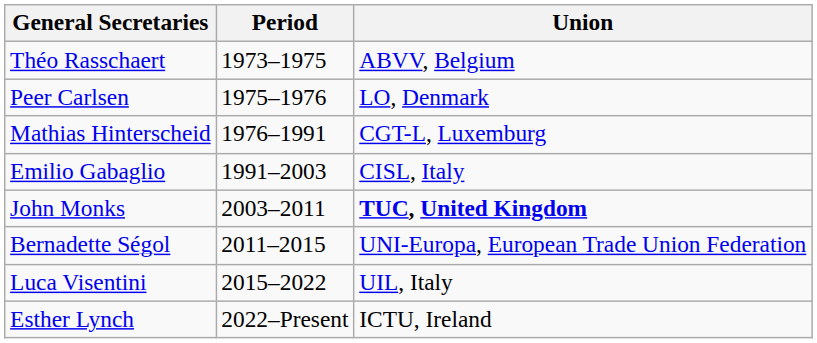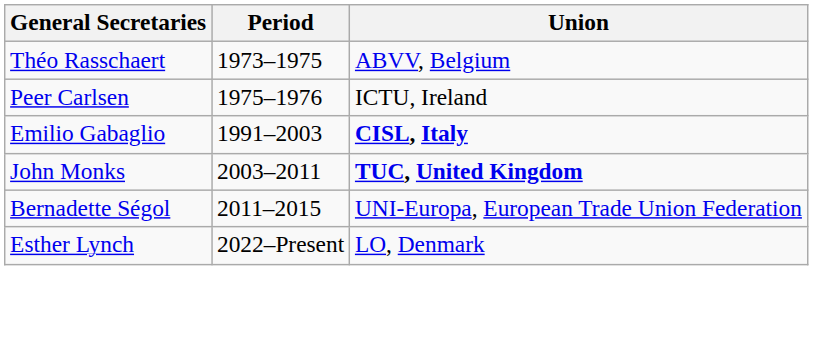(424, 97) LO, Denmark -> (421, 97) ICTU, Ireland
- row: (110, 134)
(412, 171) normal -> (411, 134) bold
- row: (78, 282)
(425, 319) ICTU, Ireland -> (420, 245) LO, Denmark
